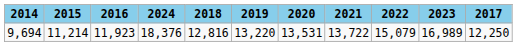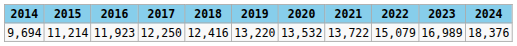columns swapped: (489, 14) <-> (161, 14)
(208, 32) 12,816 -> (208, 32) 12,416
(302, 32) 13,531 -> (302, 32) 13,532
